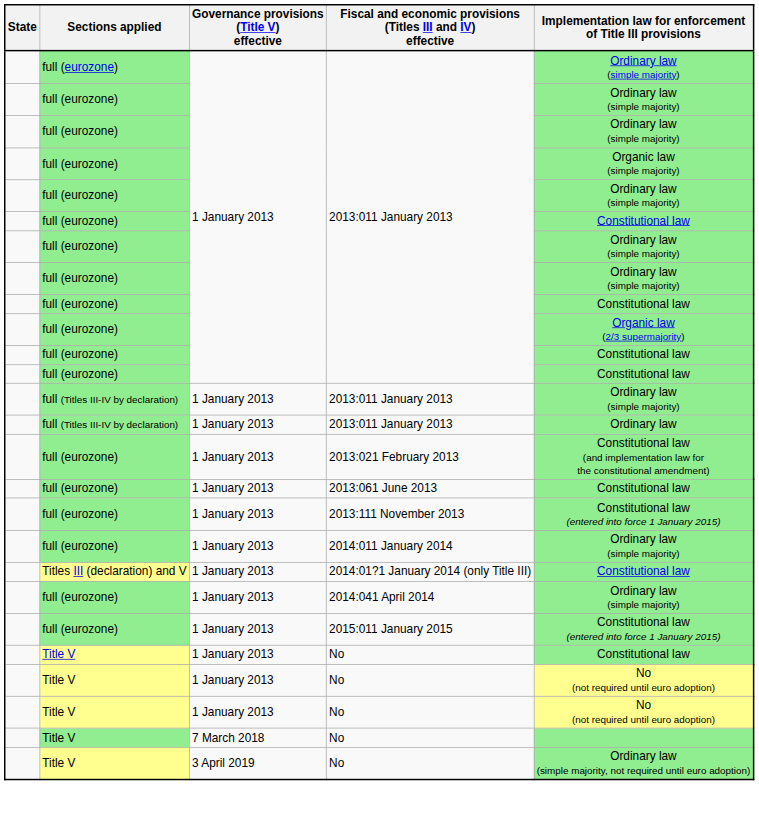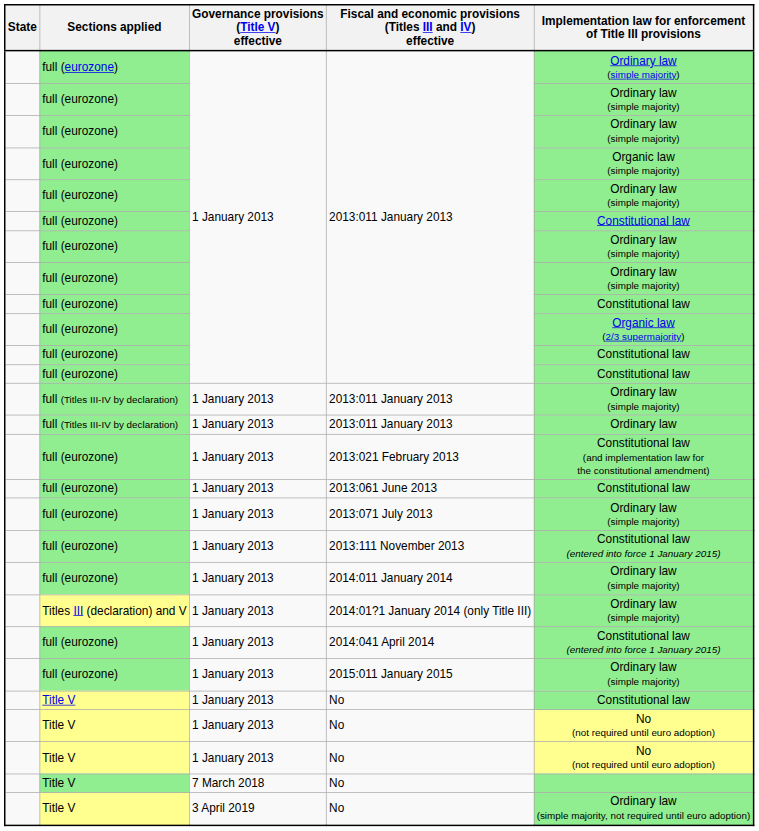+ row: (233, 514)
(643, 571) Constitutional law -> (643, 610) Ordinary law (simple majority)
(643, 597) Ordinary law (simple majority) -> (643, 642) Constitutional law (entered into force 1 January 2015)
(643, 629) Constitutional law (entered into force 1 January 2015) -> (643, 674) Ordinary law (simple majority)
